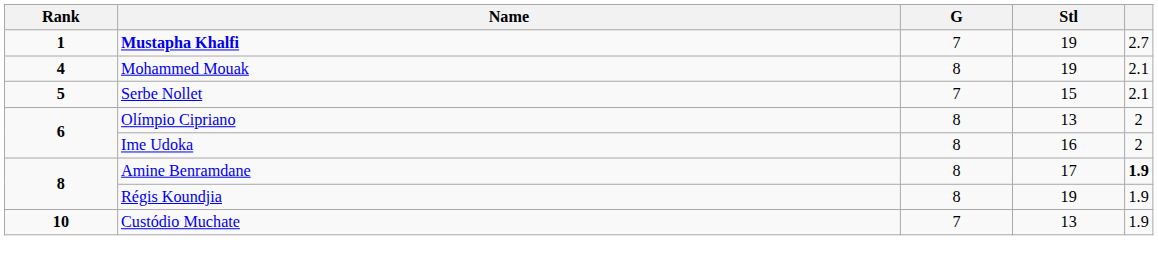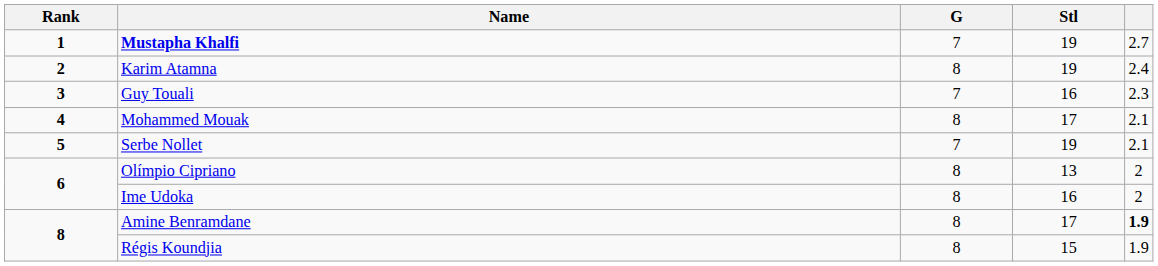+ row: (169, 68)
+ row: (157, 94)
(1069, 68) 19 -> (1069, 119) 17
(1069, 94) 15 -> (1069, 145) 19
(1069, 196) 19 -> (1069, 247) 15
- row: (180, 222)
